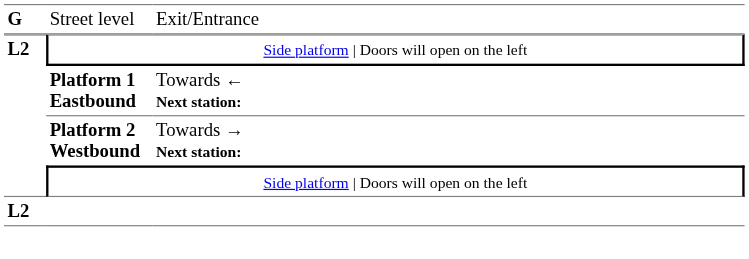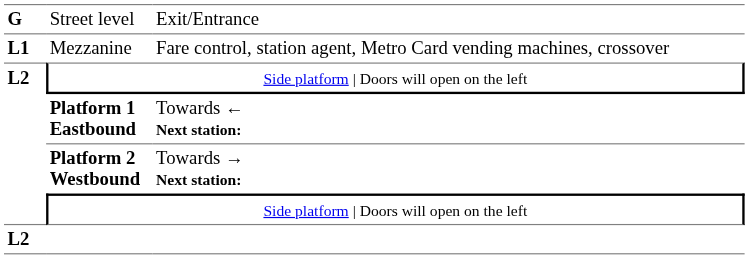+ row: (91, 48)
